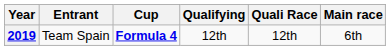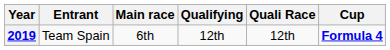columns swapped: (146, 15) <-> (353, 15)
